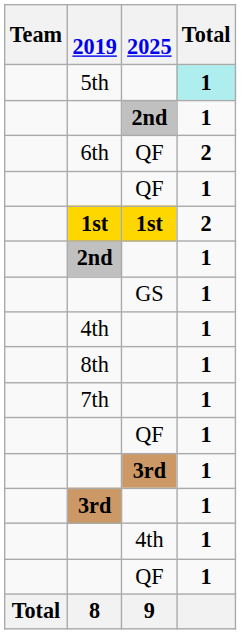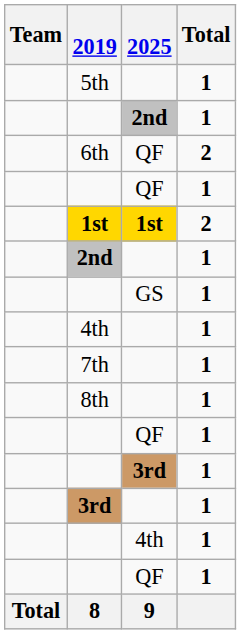(206, 82) paleturquoise background -> (206, 82) no background
rows swapped: (95, 364) <-> (95, 399)
